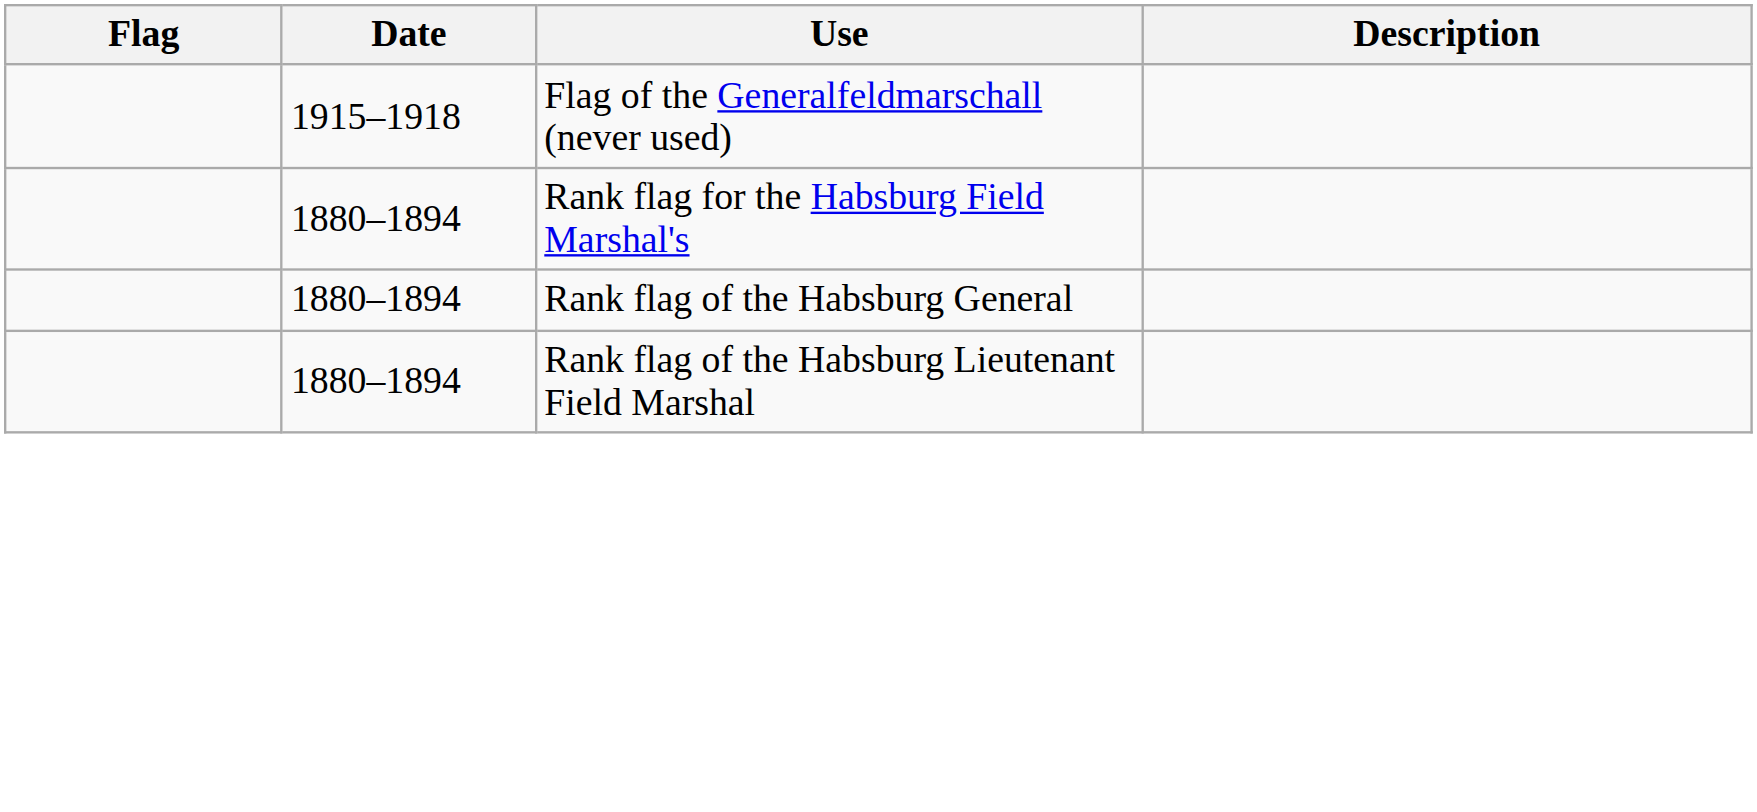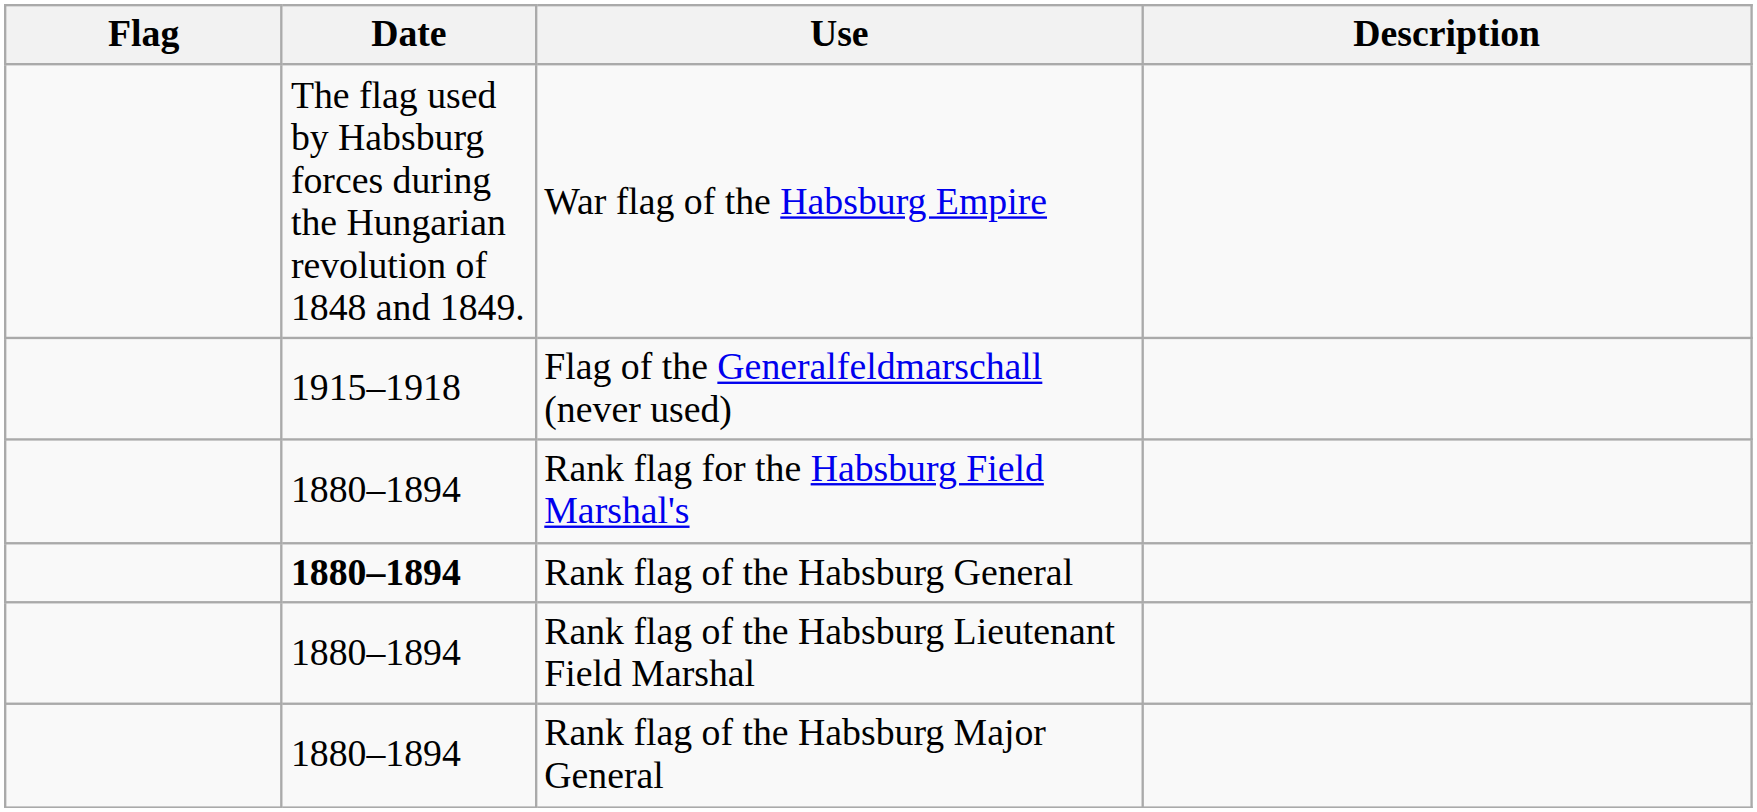+ row: (796, 200)
(376, 299) normal -> (376, 571) bold
+ row: (795, 754)
